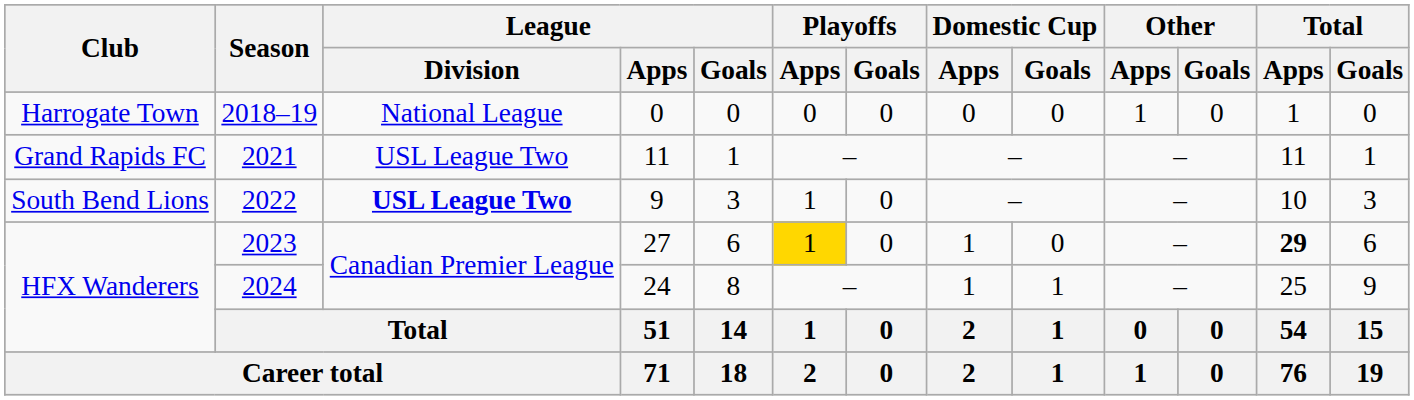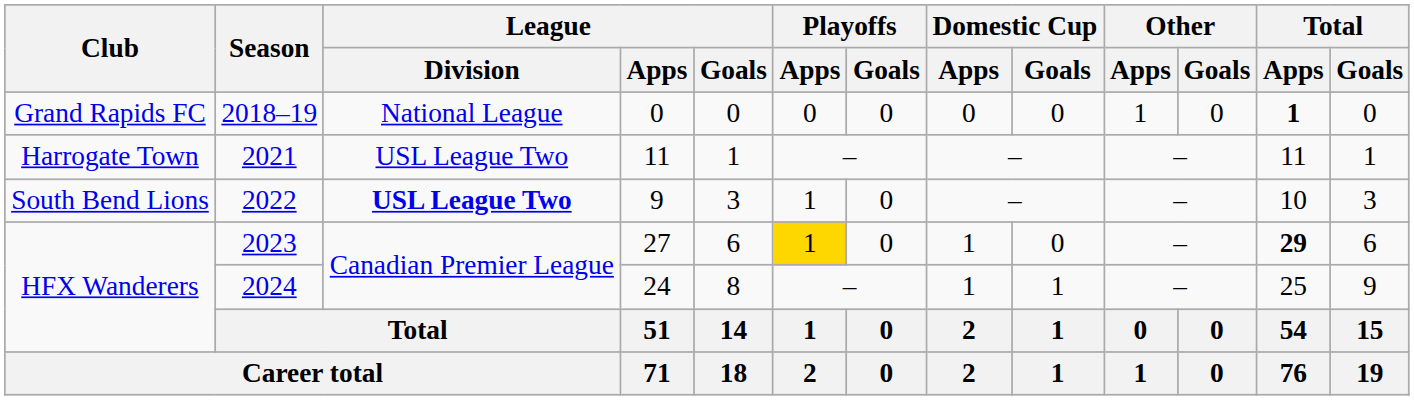(110, 112) Harrogate Town -> (110, 112) Grand Rapids FC
(1293, 112) normal -> (1293, 112) bold
(110, 156) Grand Rapids FC -> (110, 156) Harrogate Town
